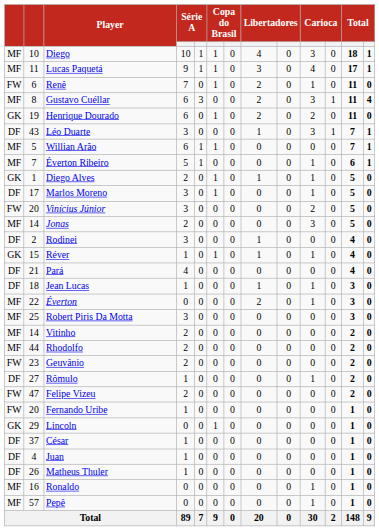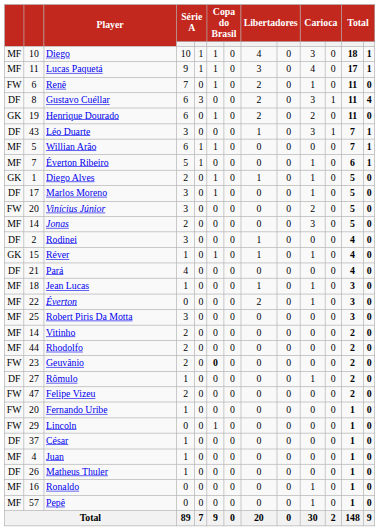(14, 100) MF -> (14, 100) DF
(14, 286) DF -> (14, 286) MF
(215, 363) normal -> (215, 363) bold
(14, 425) GK -> (14, 425) FW
(14, 456) DF -> (14, 456) MF
